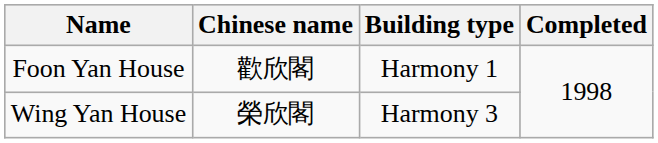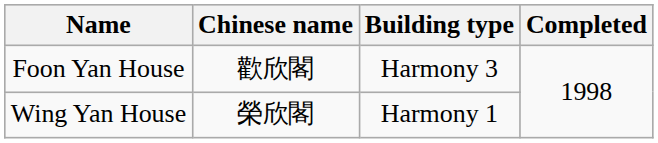(439, 68) Harmony 1 -> (439, 68) Harmony 3
(439, 114) Harmony 3 -> (439, 114) Harmony 1
